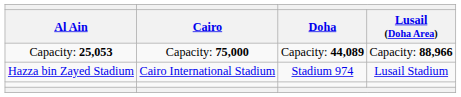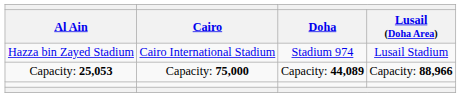rows swapped: (71, 71) <-> (71, 52)
